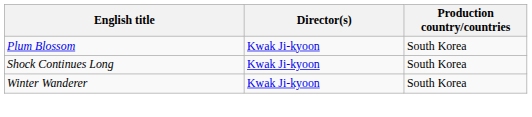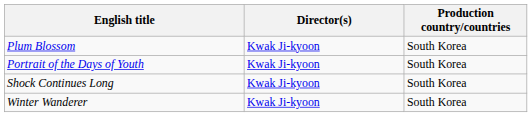+ row: (75, 64)
